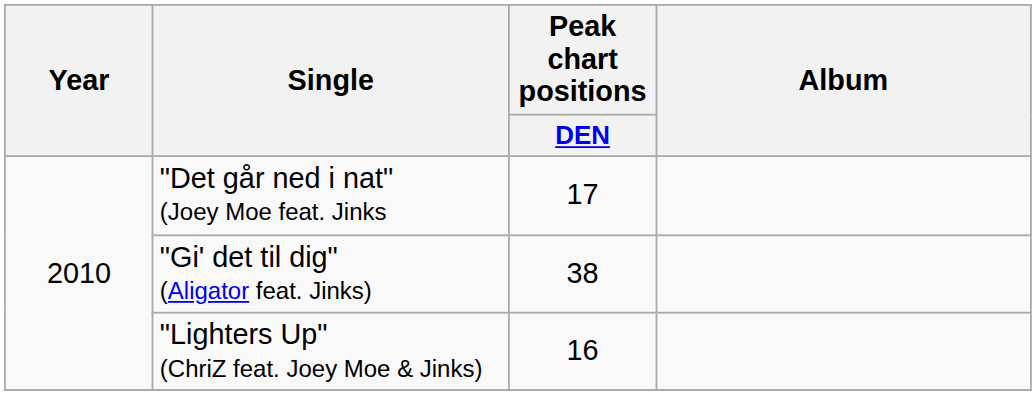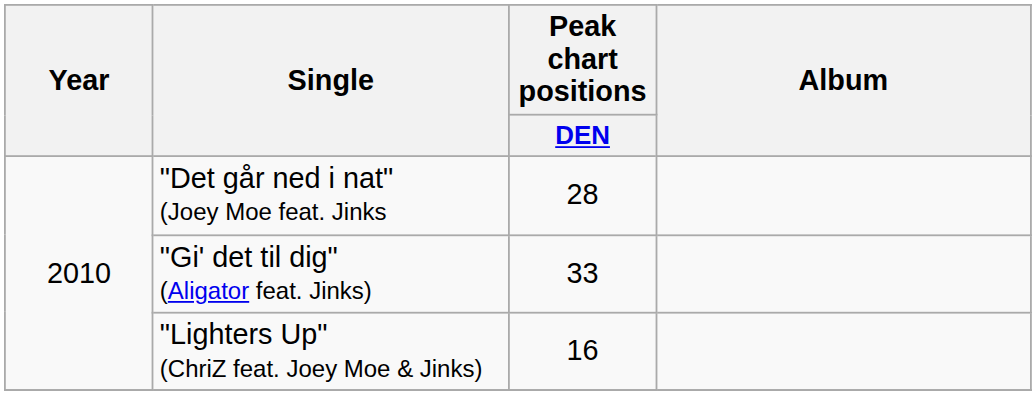(583, 194) 17 -> (583, 194) 28
(583, 273) 38 -> (583, 273) 33
